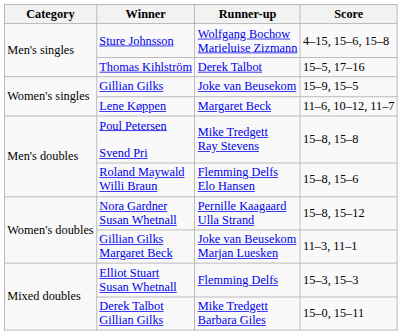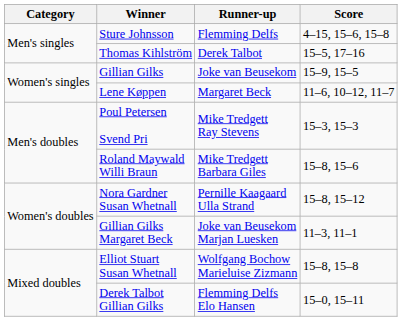(248, 40) Wolfgang Bochow Marieluise Zizmann -> (238, 33) Flemming Delfs
(331, 139) 15–8, 15–8 -> (331, 125) 15–3, 15–3
(238, 180) Flemming Delfs Elo Hansen -> (233, 166) Mike Tredgett Barbara Giles
(238, 280) Flemming Delfs -> (248, 266) Wolfgang Bochow Marieluise Zizmann
(331, 280) 15–3, 15–3 -> (331, 266) 15–8, 15–8
(233, 313) Mike Tredgett Barbara Giles -> (238, 299) Flemming Delfs Elo Hansen
